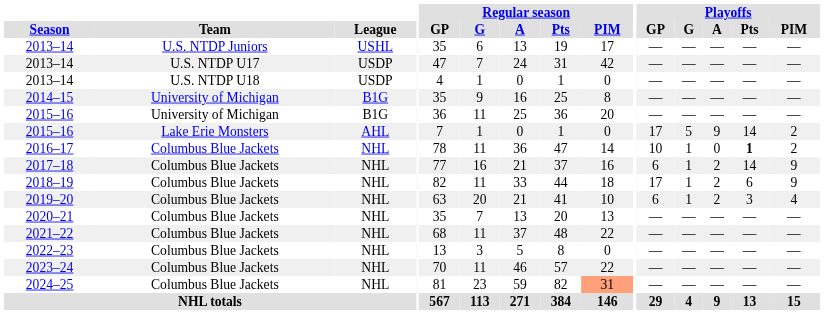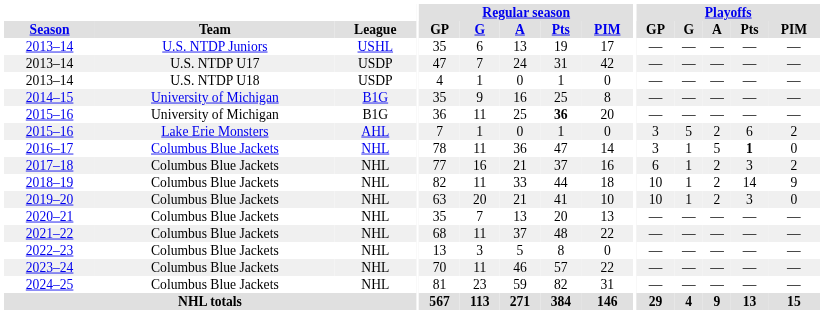(561, 114) normal -> (561, 114) bold
(655, 131) 17 -> (655, 131) 3
(717, 131) 9 -> (717, 131) 2
(749, 131) 14 -> (749, 131) 6
(655, 148) 10 -> (655, 148) 3
(717, 148) 0 -> (717, 148) 5
(794, 148) 2 -> (794, 148) 0
(749, 165) 14 -> (749, 165) 3
(794, 165) 9 -> (794, 165) 2
(655, 182) 17 -> (655, 182) 10
(749, 182) 6 -> (749, 182) 14
(655, 199) 6 -> (655, 199) 10
(794, 199) 4 -> (794, 199) 0
(607, 284) lightsalmon background -> (607, 284) no background
